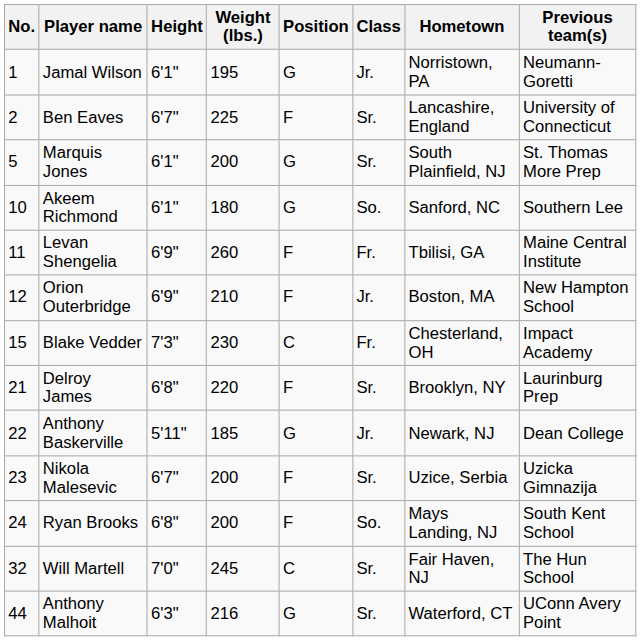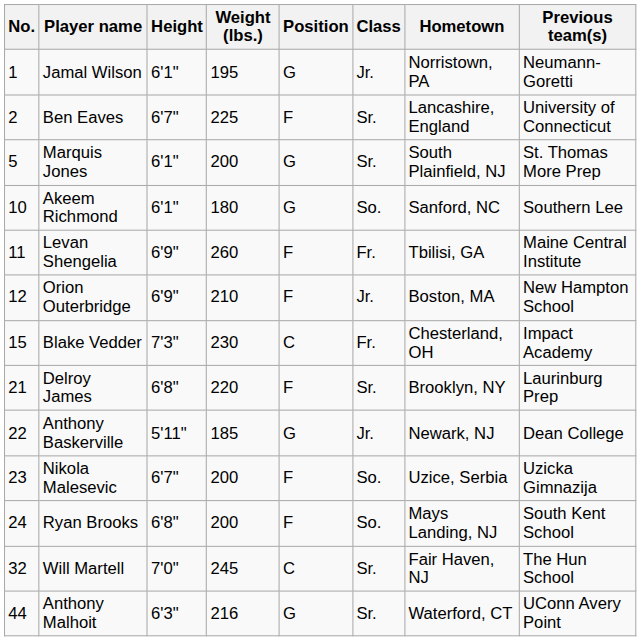(367, 478) Sr. -> (369, 478) So.
